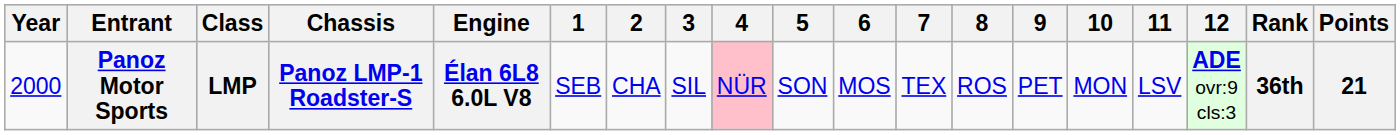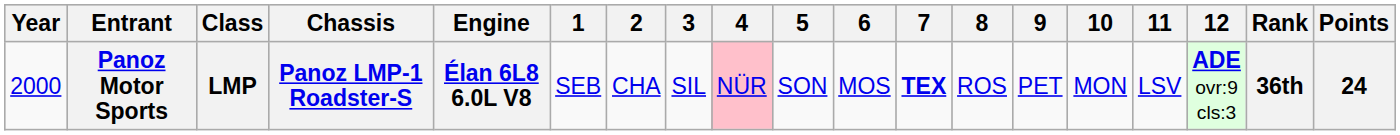(924, 85) normal -> (924, 85) bold
(1354, 85) 21 -> (1354, 85) 24
